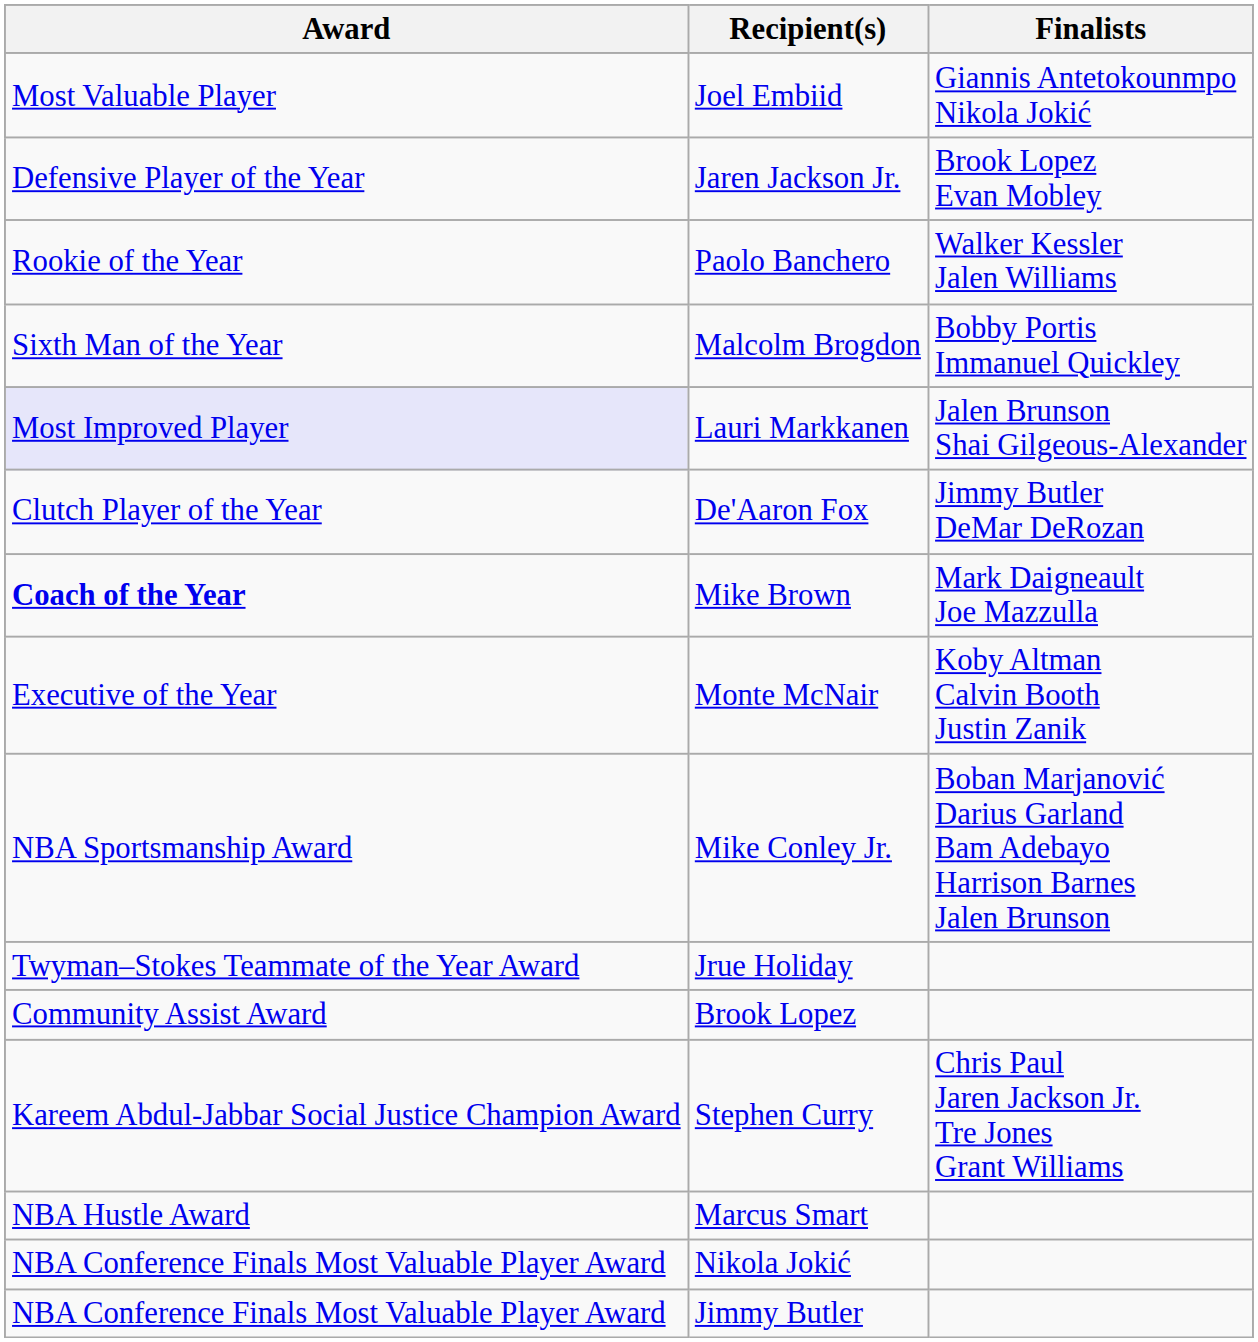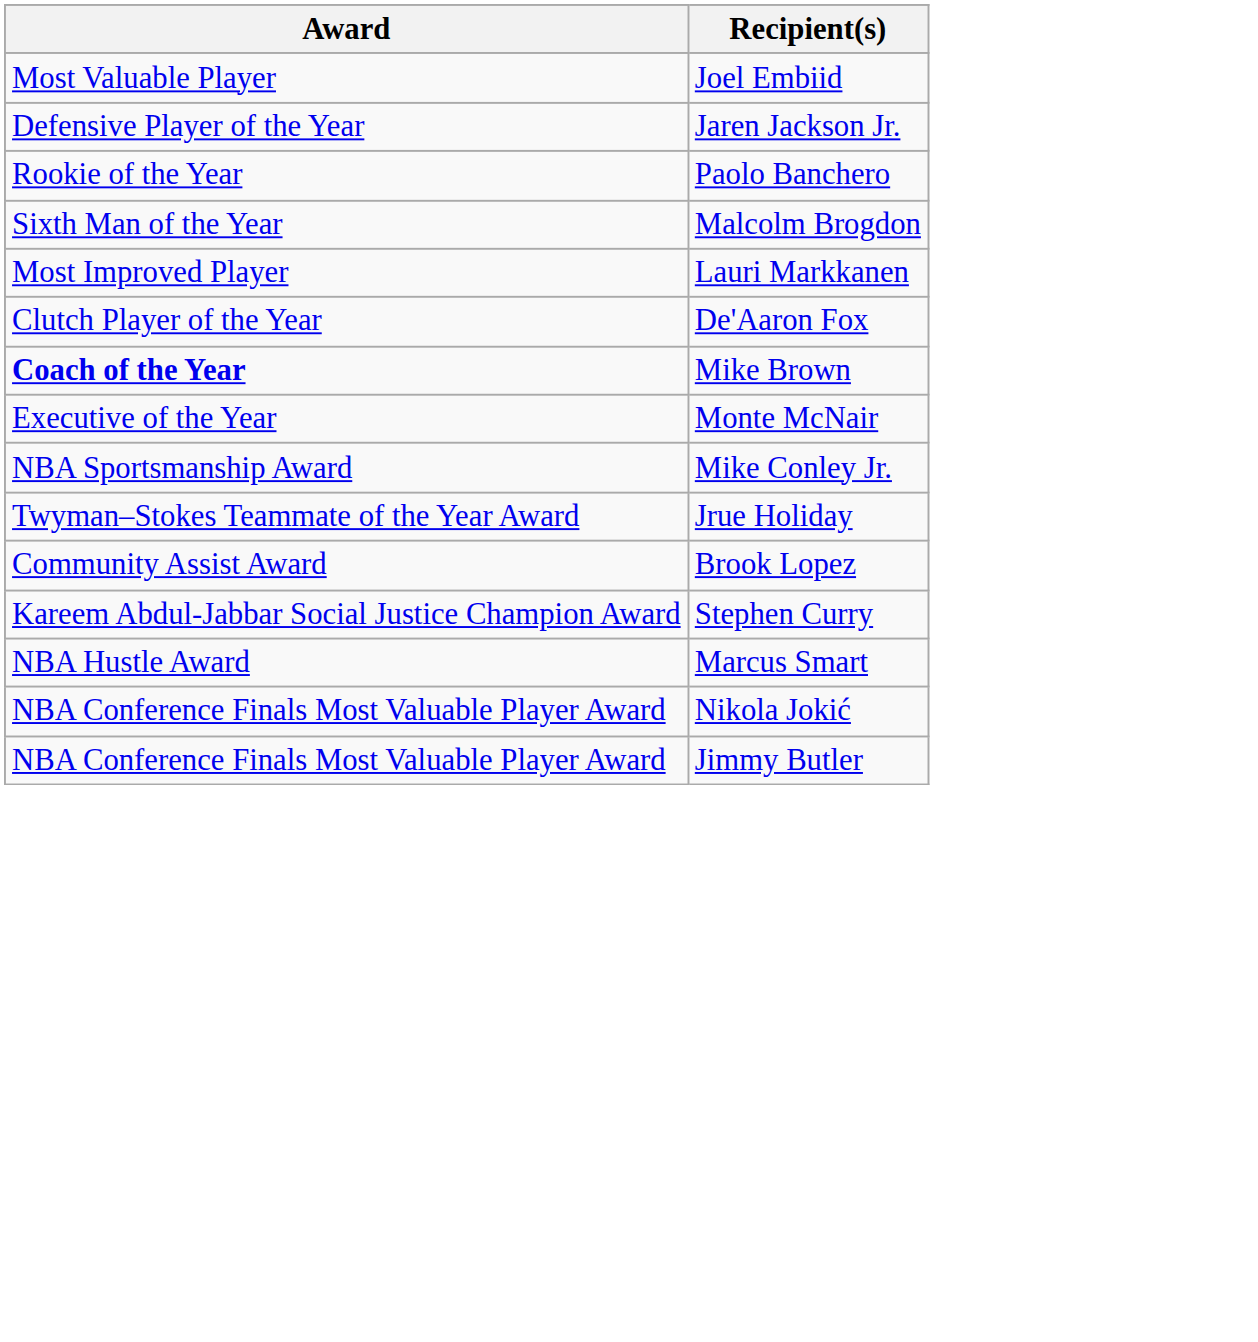- column: (1091, 28)
(150, 427) lavender background -> (150, 272) no background
